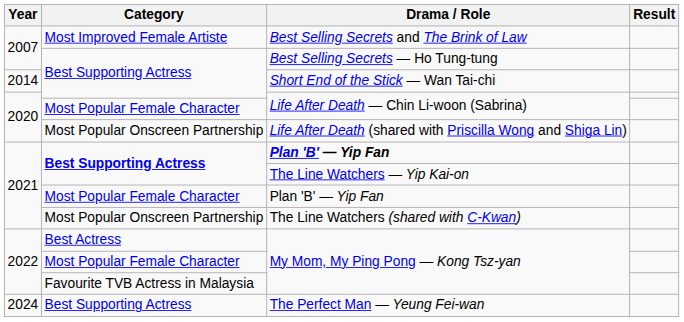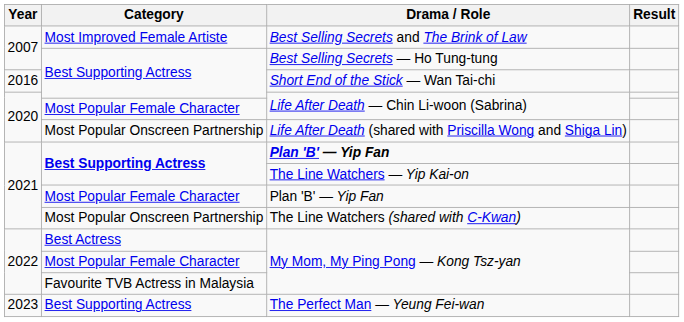(23, 80) 2014 -> (23, 80) 2016
(23, 305) 2024 -> (23, 305) 2023
